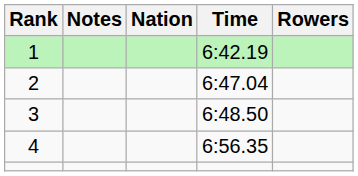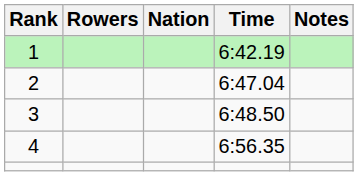columns swapped: (313, 20) <-> (94, 20)
